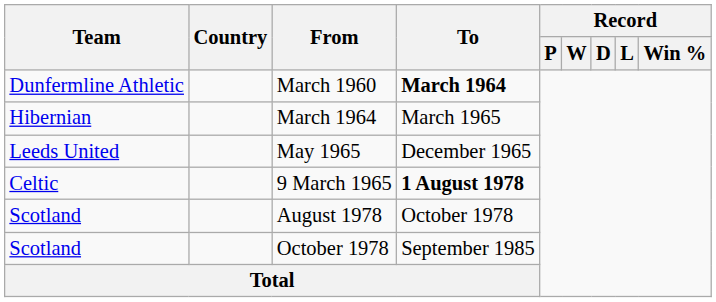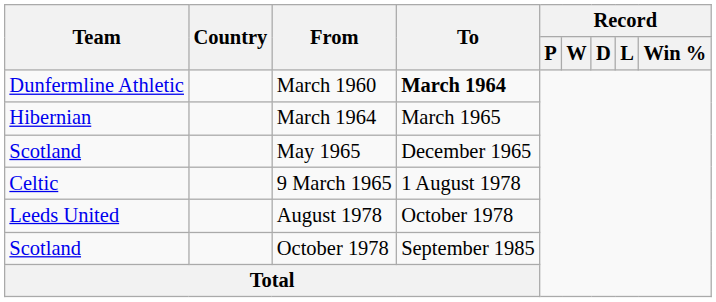(64, 150) Leeds United -> (45, 150) Scotland
(463, 183) bold -> (461, 183) normal
(45, 215) Scotland -> (64, 215) Leeds United
